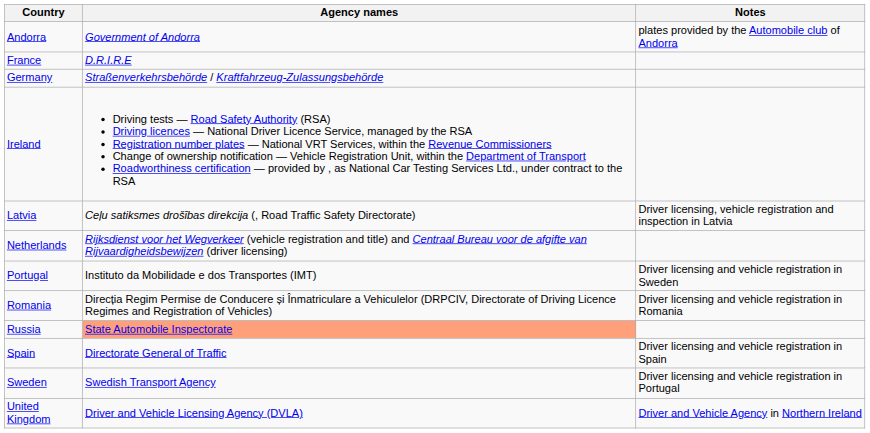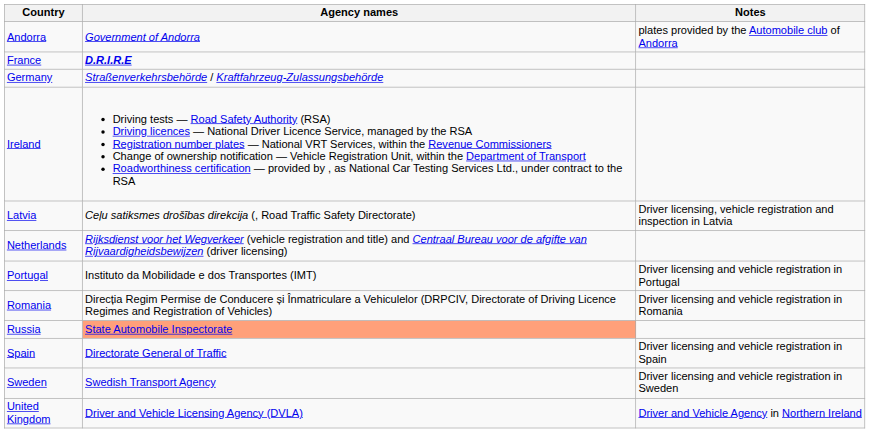(108, 60) normal -> (108, 60) bold
(740, 275) Driver licensing and vehicle registration in Sweden -> (740, 275) Driver licensing and vehicle registration in Portugal
(740, 383) Driver licensing and vehicle registration in Portugal -> (740, 383) Driver licensing and vehicle registration in Sweden
